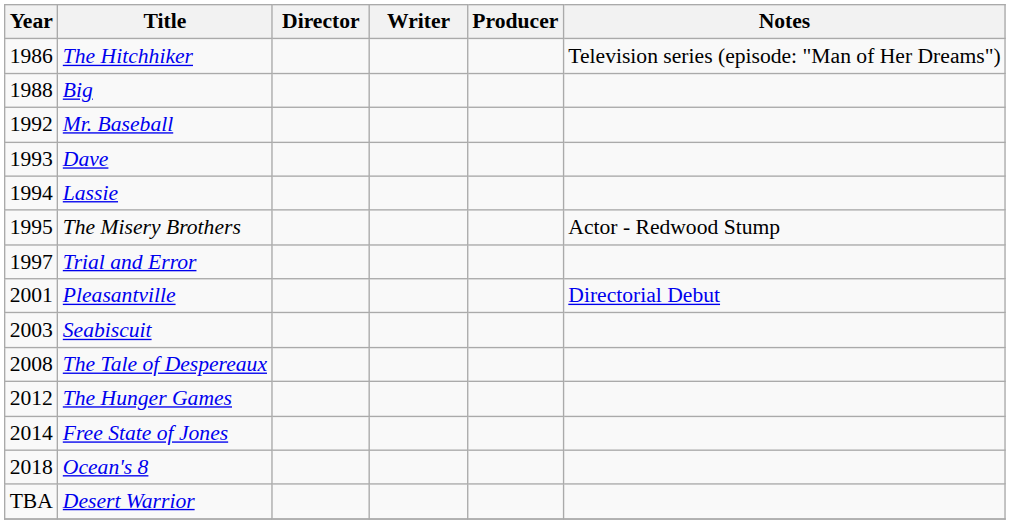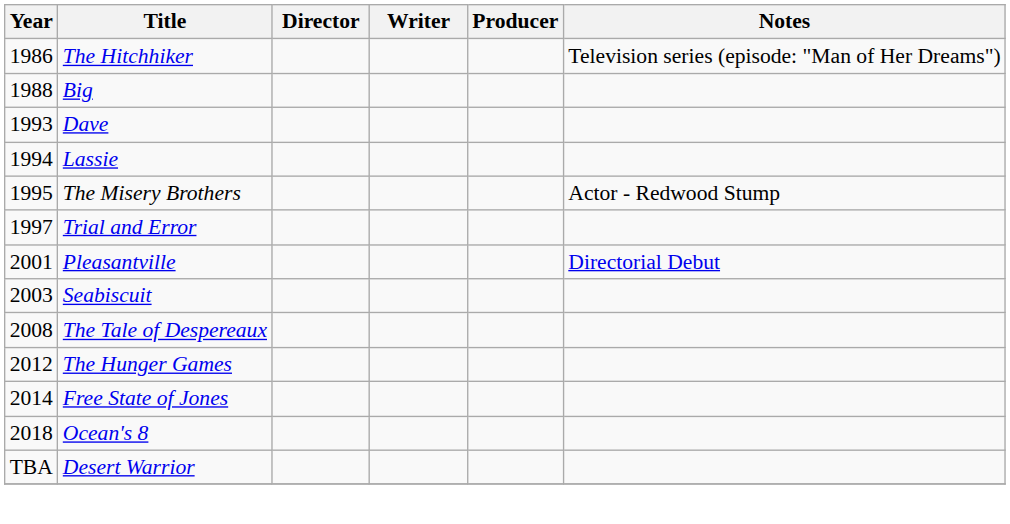- row: (118, 124)
